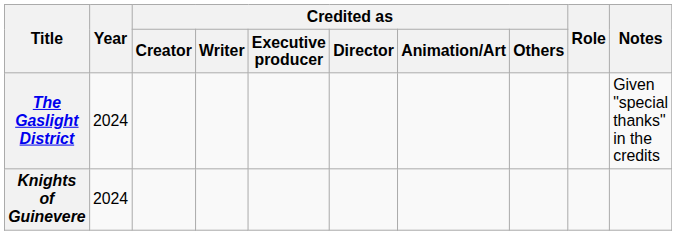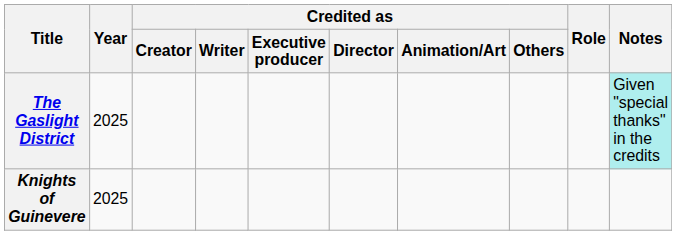(111, 120) 2024 -> (111, 120) 2025
(641, 120) no background -> (641, 120) paleturquoise background
(111, 199) 2024 -> (111, 199) 2025
